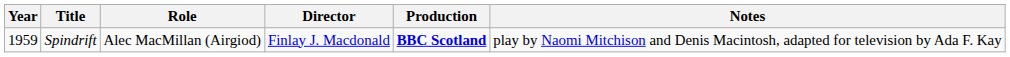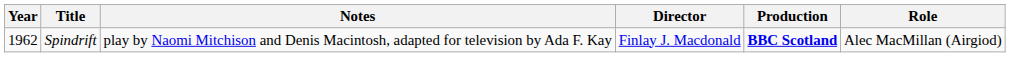columns swapped: (182, 16) <-> (747, 16)
(23, 39) 1959 -> (23, 39) 1962
